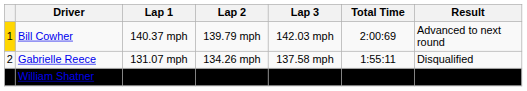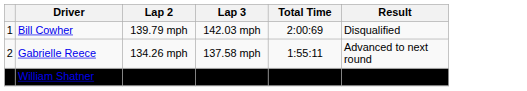- column: (159, 13)
(10, 36) gold background -> (10, 30) no background
(459, 36) Advanced to next round -> (372, 30) Disqualified
(445, 59) Disqualified -> (386, 53) Advanced to next round
